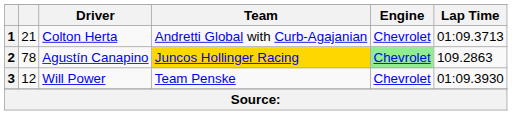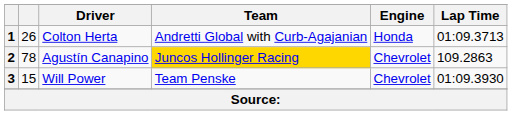(29, 36) 21 -> (29, 36) 26
(402, 36) Chevrolet -> (393, 36) Honda
(402, 58) lightgreen background -> (402, 58) no background
(29, 79) 12 -> (29, 79) 15
